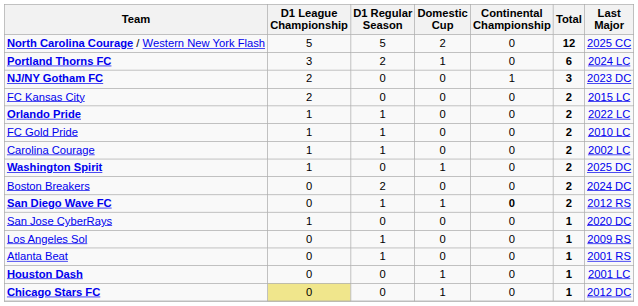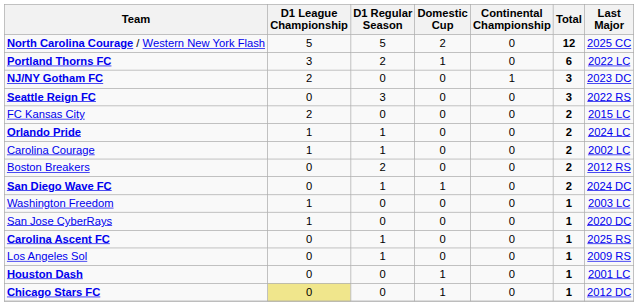(609, 61) 2024 LC -> (609, 61) 2022 LC
+ row: (51, 97)
(609, 114) 2022 LC -> (609, 132) 2024 LC
- row: (42, 132)
- row: (55, 168)
(609, 185) 2024 DC -> (609, 168) 2012 RS
(512, 203) bold -> (512, 185) normal
(609, 203) 2012 RS -> (609, 185) 2024 DC
+ row: (60, 203)
+ row: (58, 239)
- row: (37, 256)
